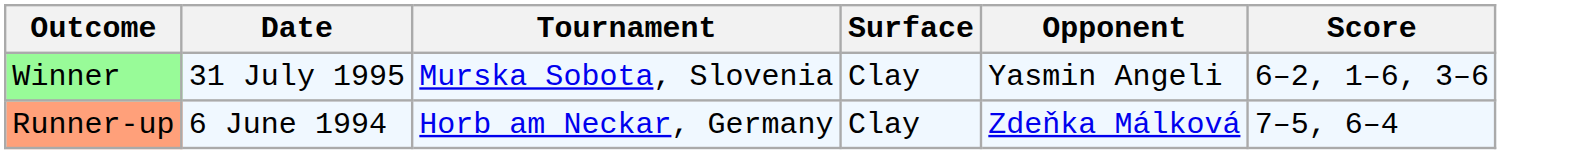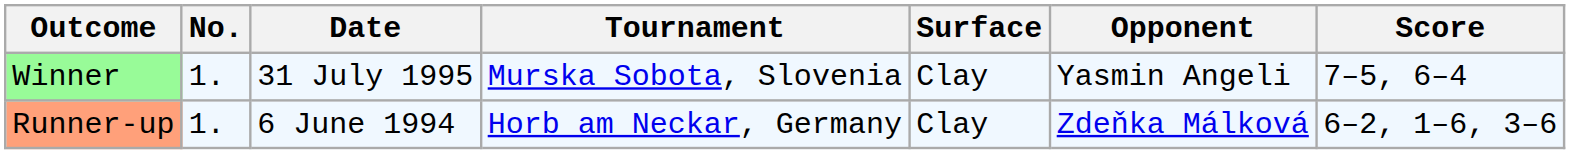+ column: (216, 29)
(1372, 76) 6–2, 1–6, 3–6 -> (1395, 76) 7–5, 6–4
(1327, 124) 7–5, 6–4 -> (1440, 124) 6–2, 1–6, 3–6
